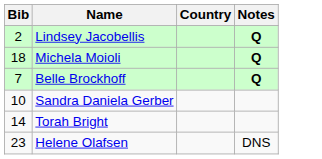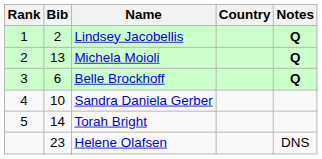+ column: (24, 15)
(18, 57) 18 -> (57, 57) 13
(18, 79) 7 -> (57, 79) 6
